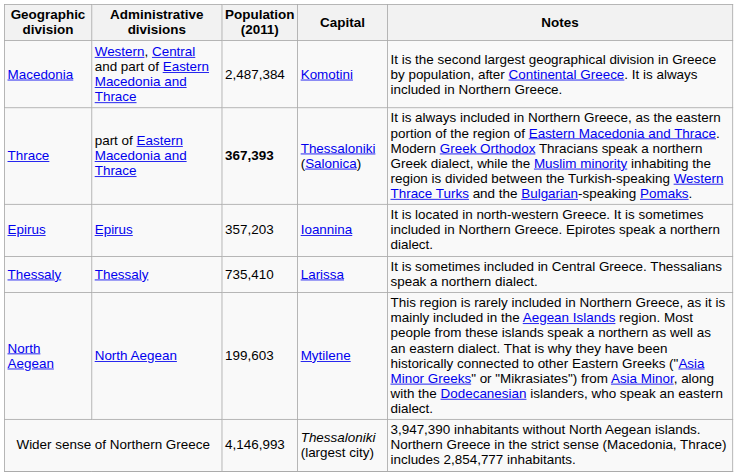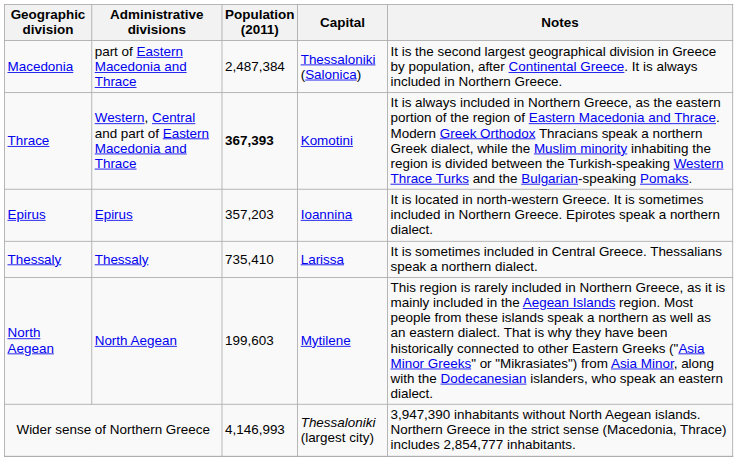(152, 74) Western, Central and part of Eastern Macedonia and Thrace -> (141, 66) part of Eastern Macedonia and Thrace
(327, 74) Komotini -> (338, 66) Thessaloniki (Salonica)
(141, 156) part of Eastern Macedonia and Thrace -> (152, 140) Western, Central and part of Eastern Macedonia and Thrace
(338, 156) Thessaloniki (Salonica) -> (327, 140) Komotini
